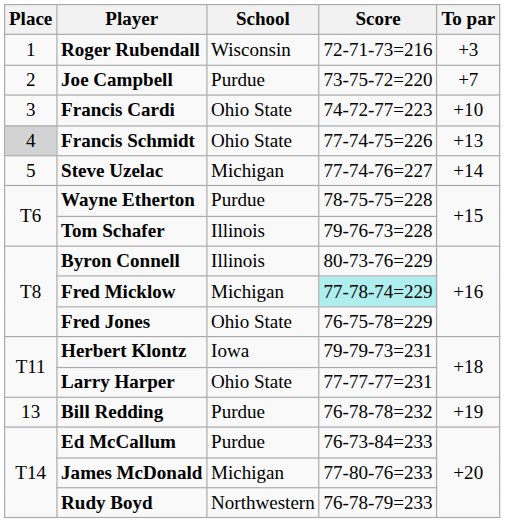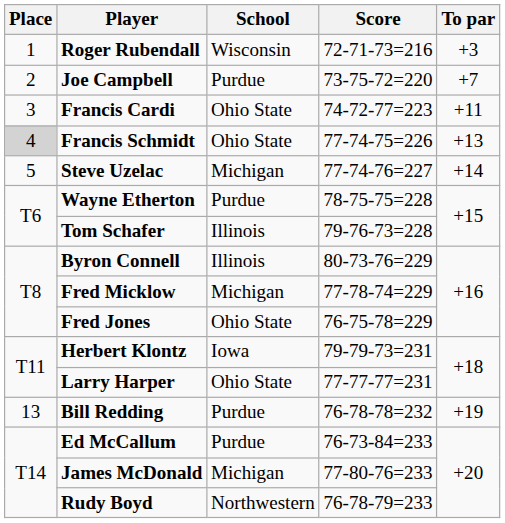(468, 110) +10 -> (468, 110) +11
(378, 291) paleturquoise background -> (378, 291) no background
